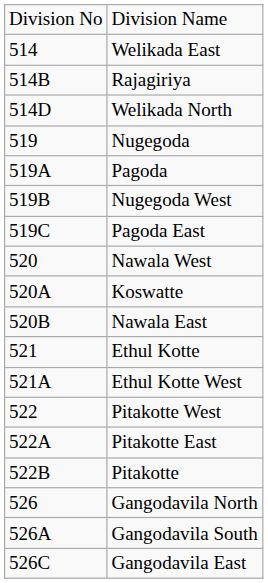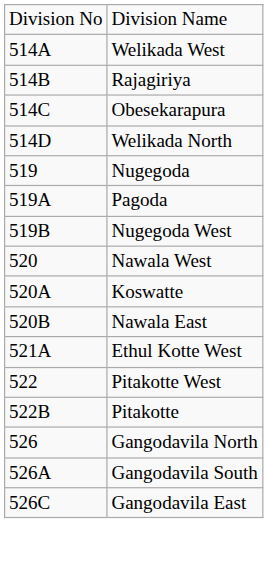- row: (166, 49)
+ row: (168, 49)
+ row: (168, 110)
- row: (158, 230)
- row: (156, 351)
- row: (164, 442)
